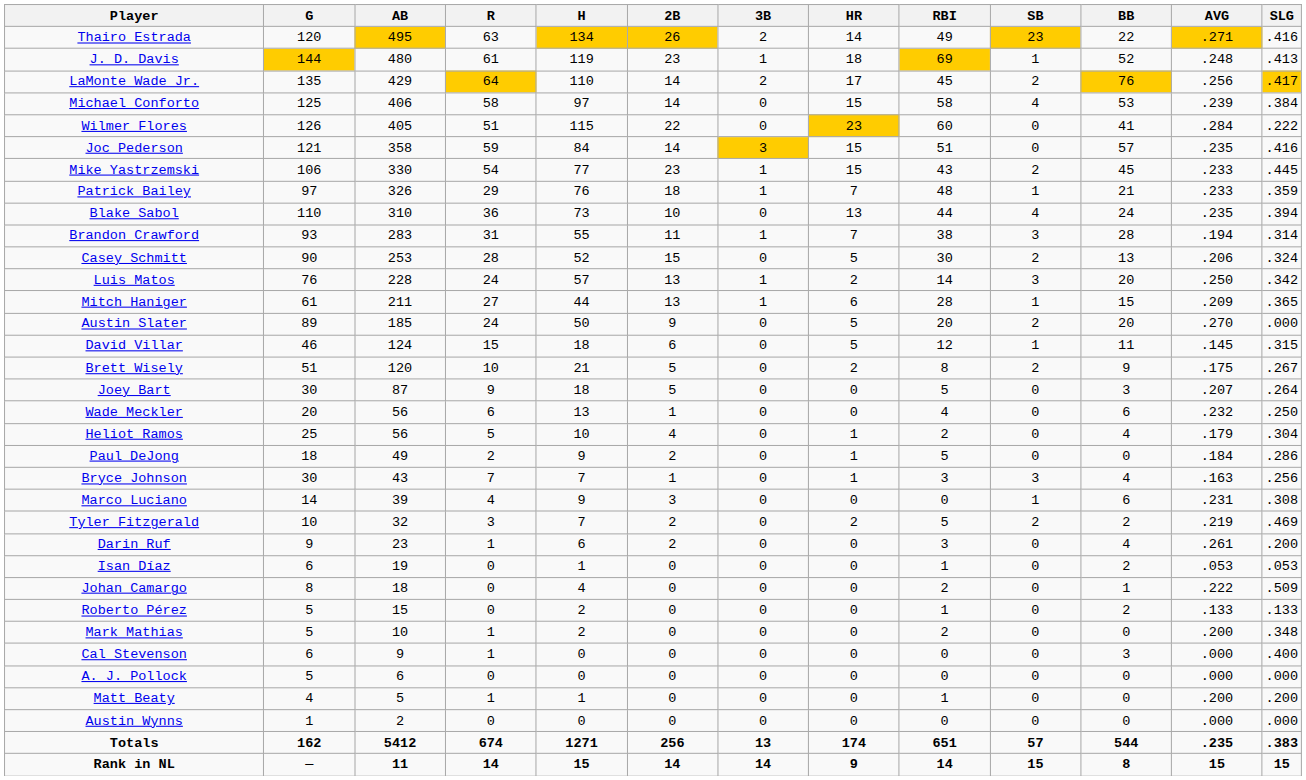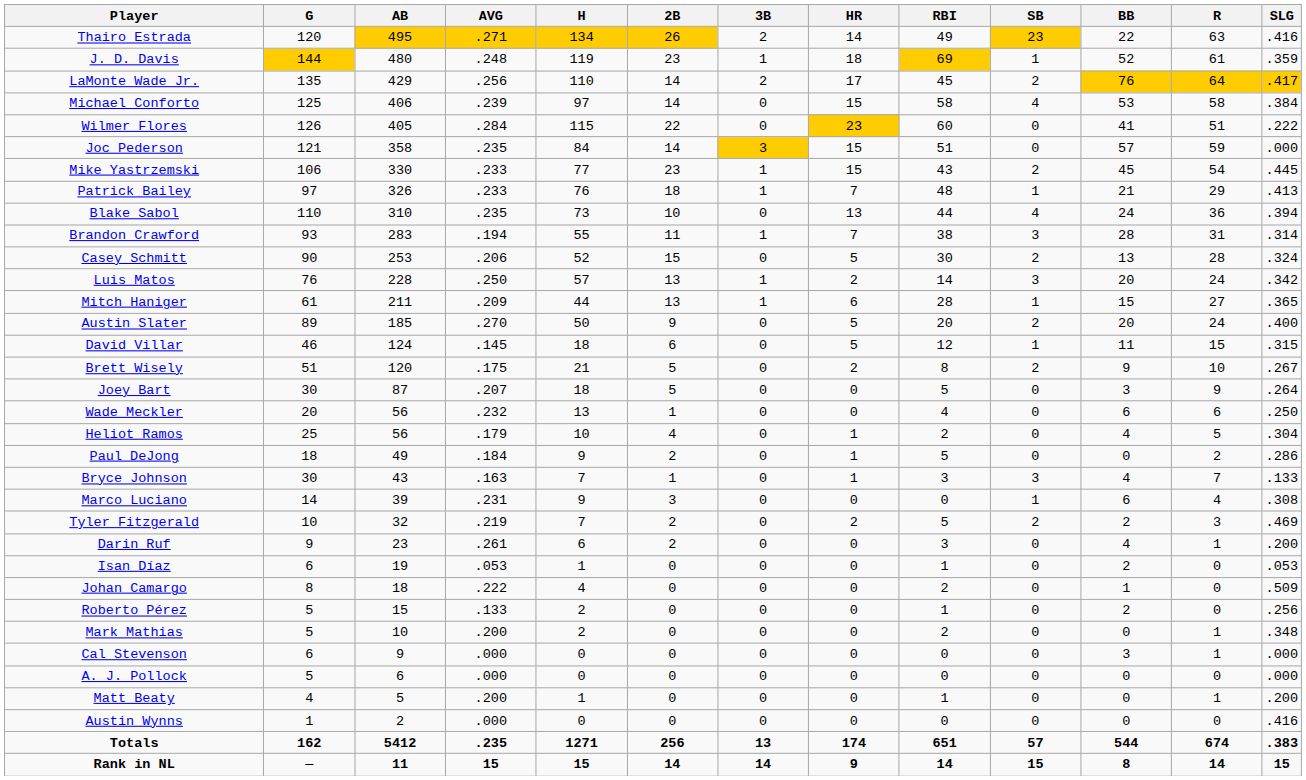columns swapped: (491, 16) <-> (1217, 16)
(1282, 60) .413 -> (1282, 60) .359
(1282, 148) .416 -> (1282, 148) .000
(1282, 192) .359 -> (1282, 192) .413
(1282, 324) .000 -> (1282, 324) .400
(1282, 478) .256 -> (1282, 478) .133
(1282, 610) .133 -> (1282, 610) .256
(1282, 655) .400 -> (1282, 655) .000
(1282, 721) .000 -> (1282, 721) .416
